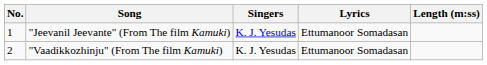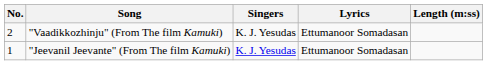rows swapped: (130, 32) <-> (126, 51)
